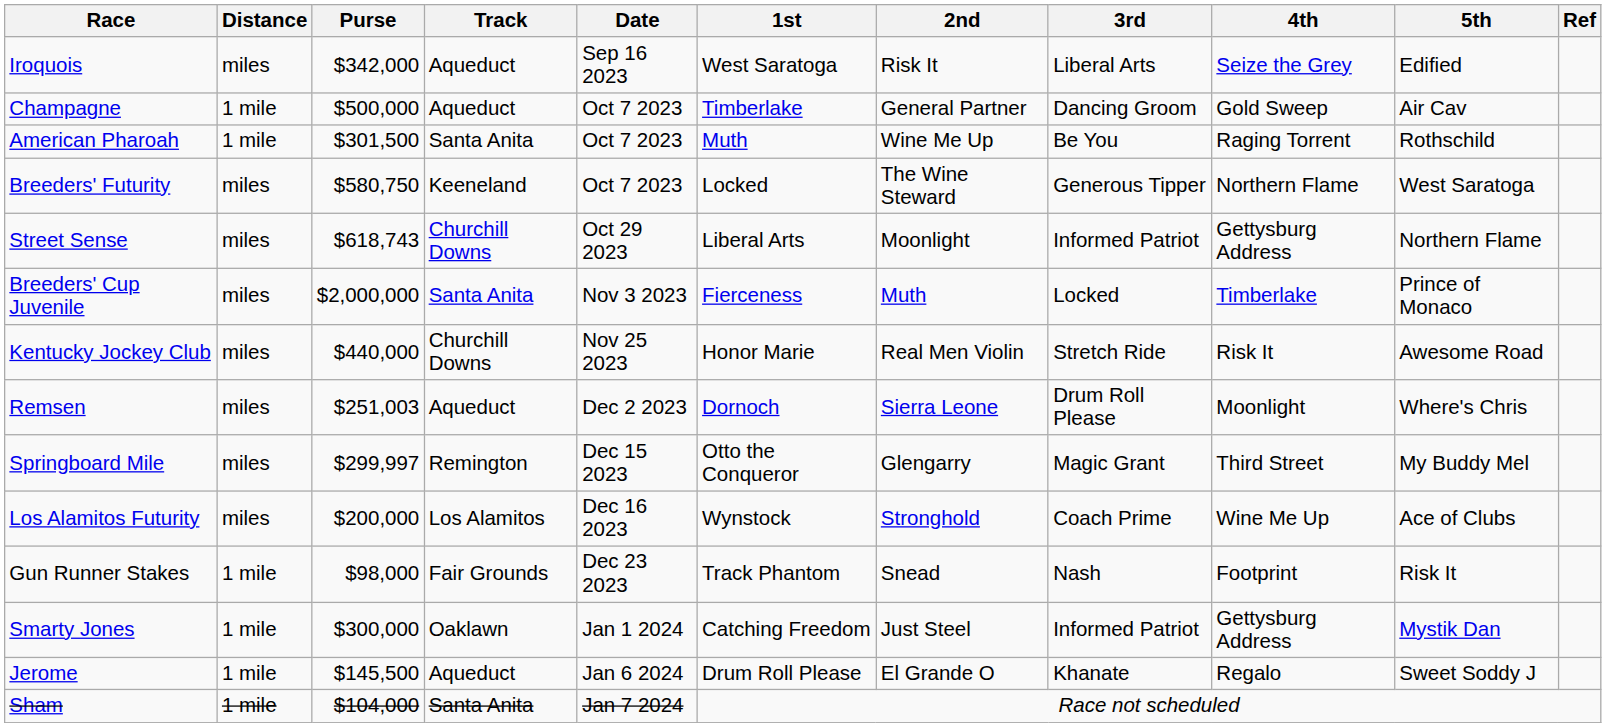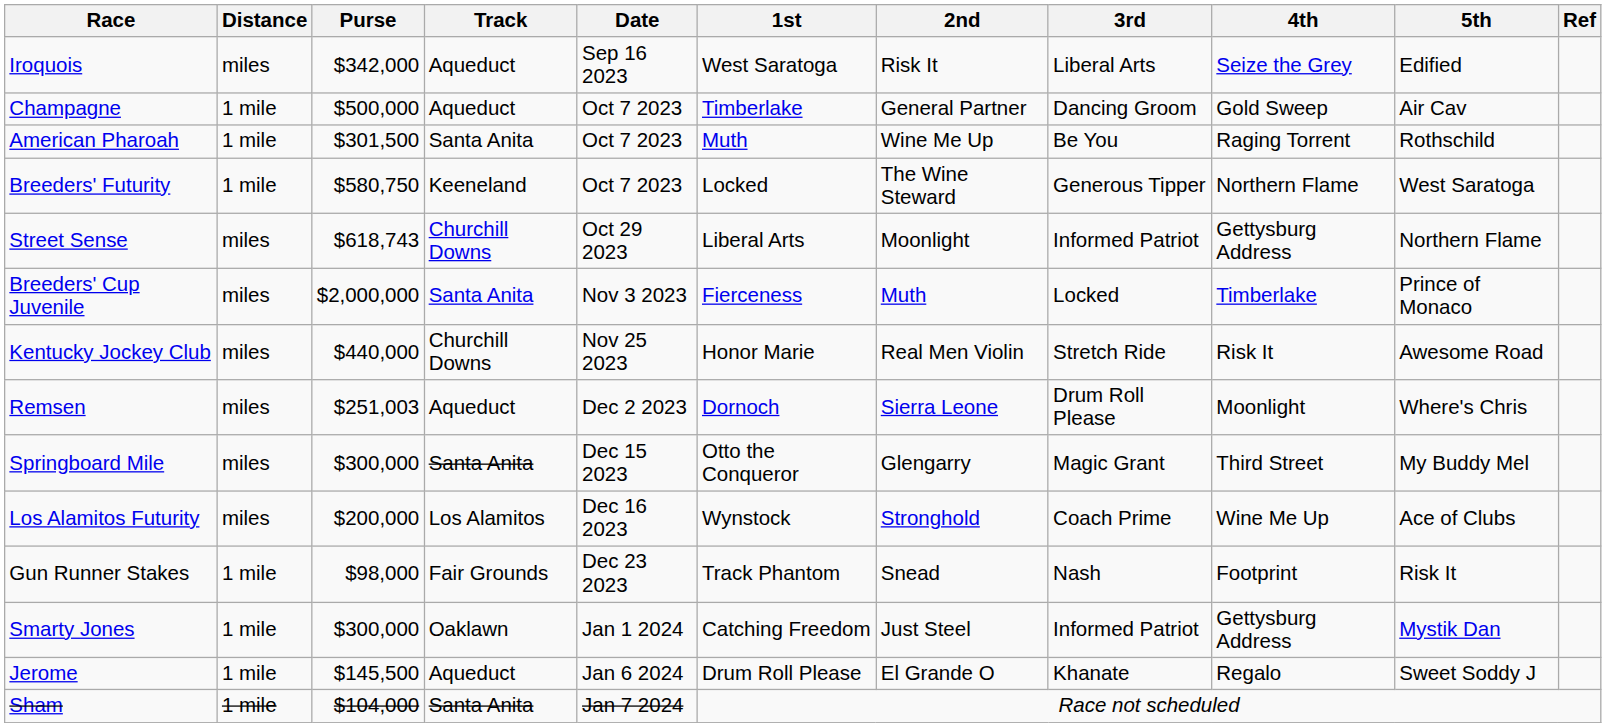(246, 185) miles -> (249, 185) 1 mile
(377, 462) $299,997 -> (377, 462) $300,000
(478, 462) Remington -> (481, 462) Santa Anita
